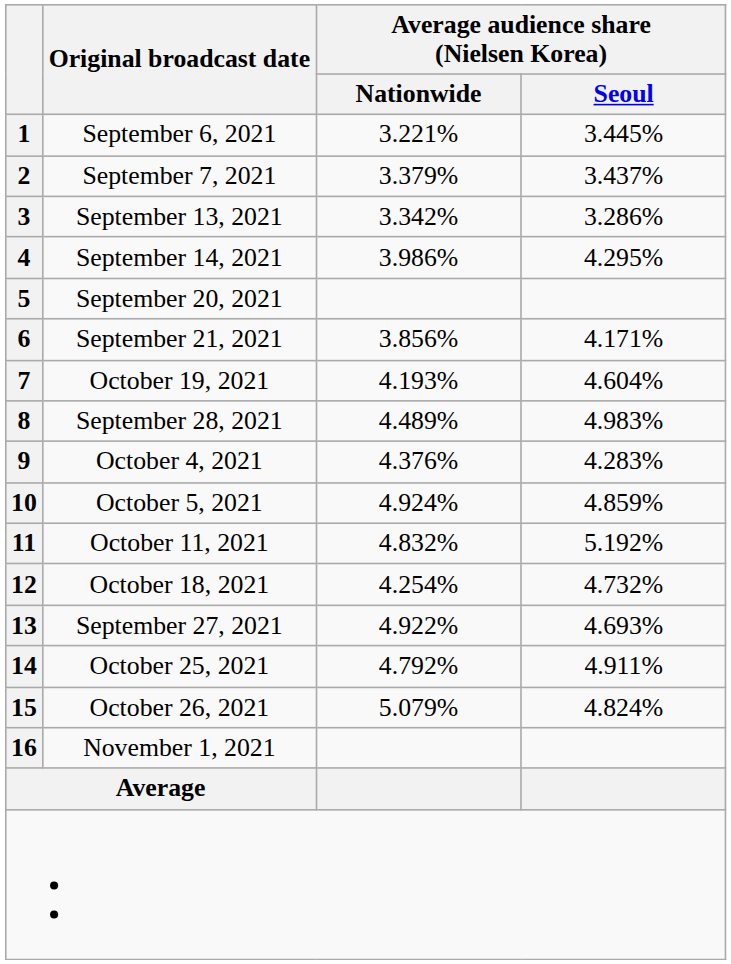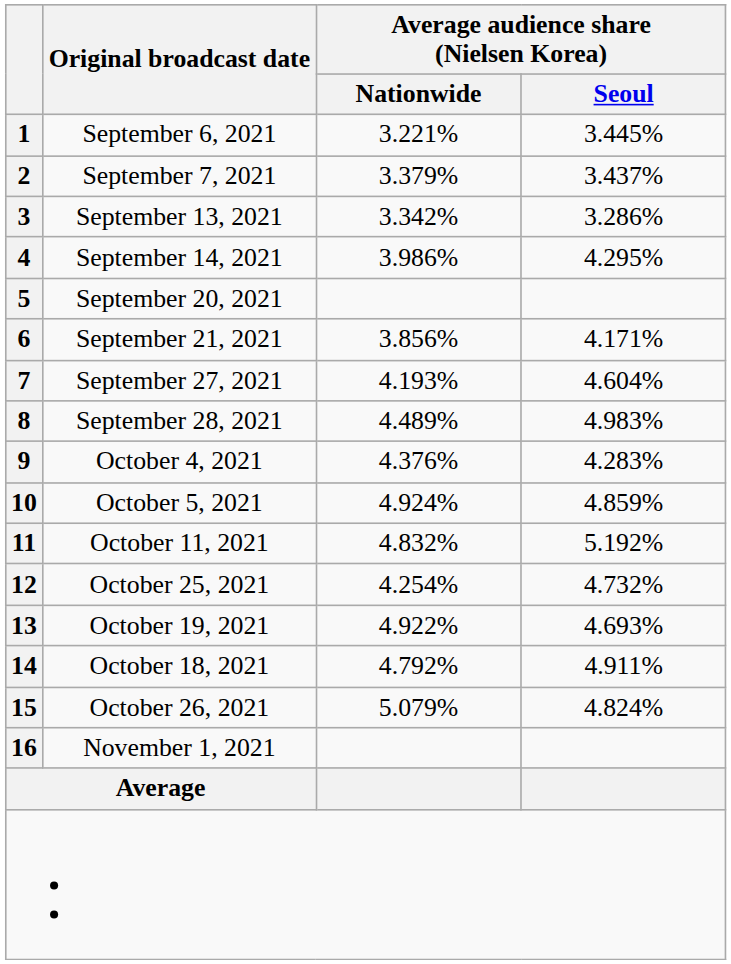(179, 379) October 19, 2021 -> (179, 379) September 27, 2021
(179, 584) October 18, 2021 -> (179, 584) October 25, 2021
(179, 625) September 27, 2021 -> (179, 625) October 19, 2021
(179, 665) October 25, 2021 -> (179, 665) October 18, 2021
